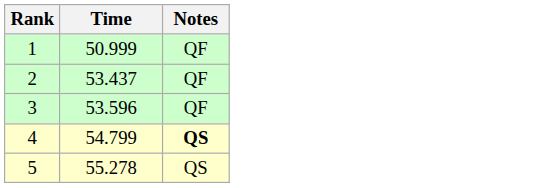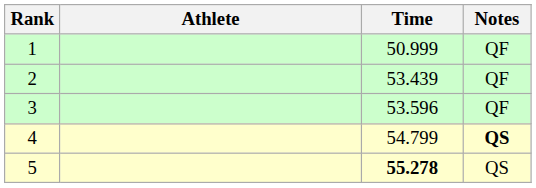+ column: (211, 19)
(111, 78) 53.437 -> (412, 78) 53.439
(111, 167) normal -> (412, 167) bold
